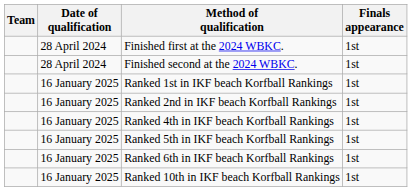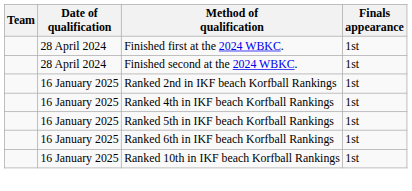- row: (228, 83)
